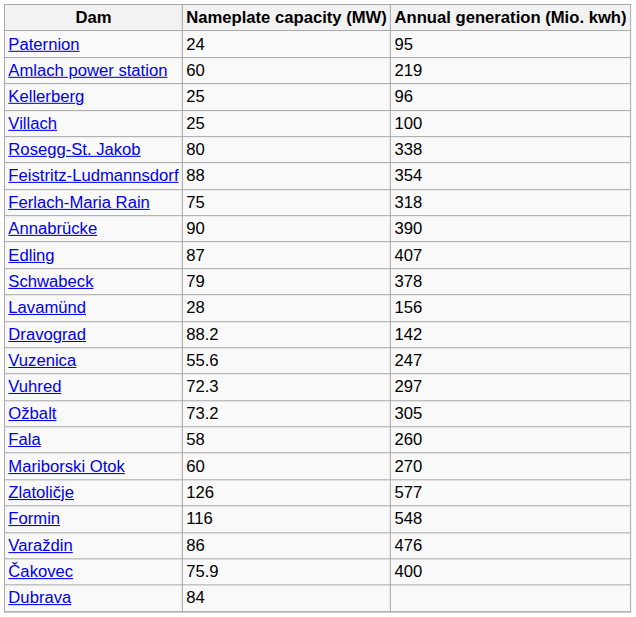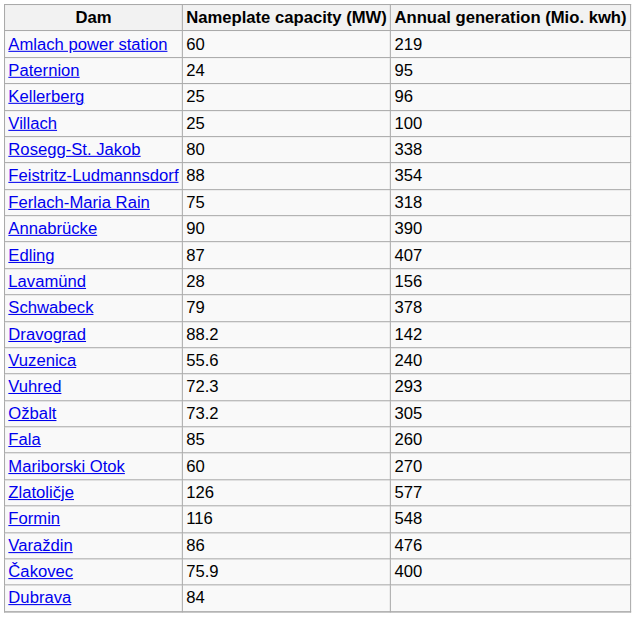rows swapped: (88, 70) <-> (44, 44)
rows swapped: (51, 281) <-> (47, 307)
(408, 360) 247 -> (408, 360) 240
(408, 387) 297 -> (408, 387) 293
(195, 439) 58 -> (195, 439) 85
